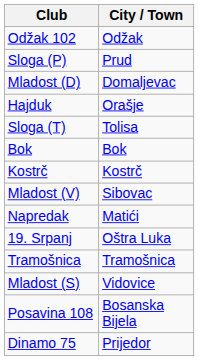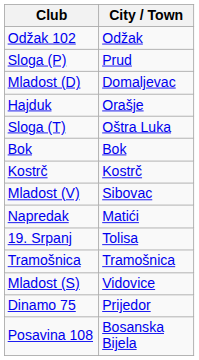(120, 127) Tolisa -> (137, 127) Oštra Luka
(137, 238) Oštra Luka -> (120, 238) Tolisa
rows swapped: (50, 313) <-> (42, 344)
